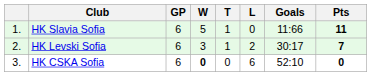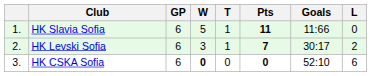columns swapped: (252, 12) <-> (341, 12)
